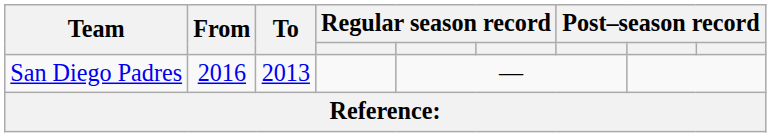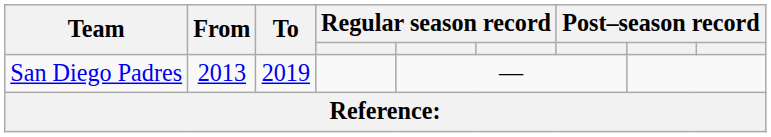(222, 73) 2016 -> (222, 73) 2013
(286, 73) 2013 -> (286, 73) 2019
